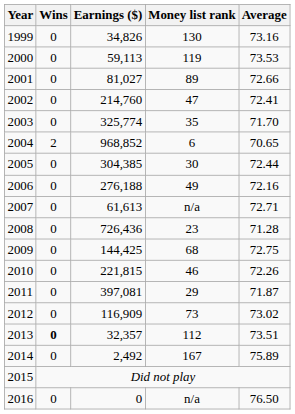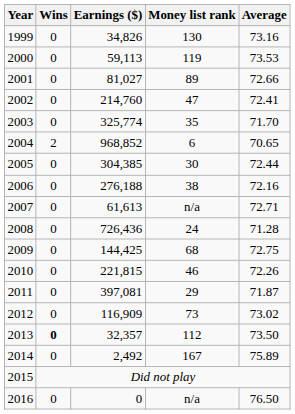(192, 185) 49 -> (192, 185) 38
(192, 228) 23 -> (192, 228) 24
(264, 334) 73.51 -> (264, 334) 73.50
